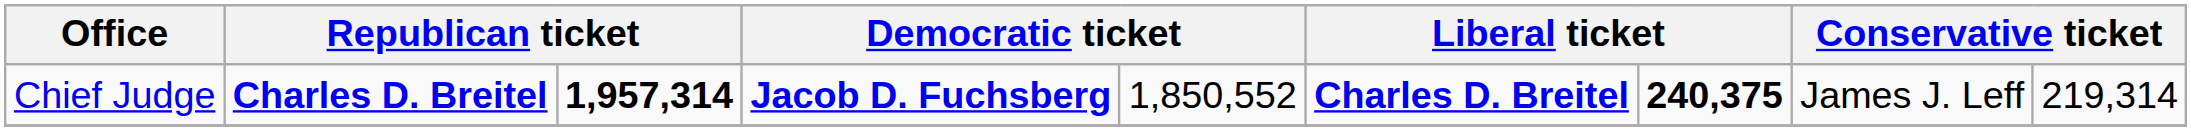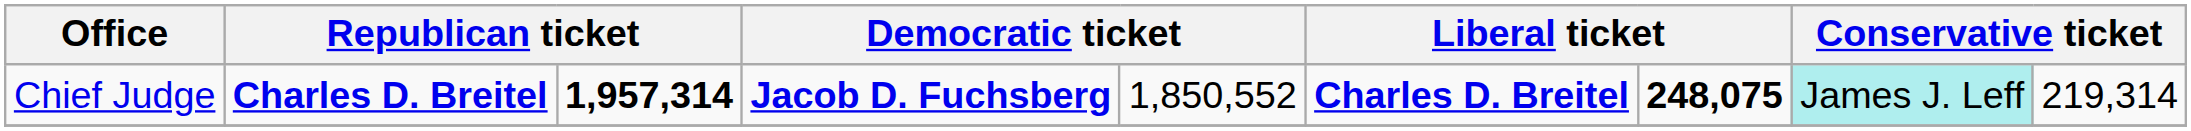(1715, 94) 240,375 -> (1715, 94) 248,075
(1912, 94) no background -> (1912, 94) paleturquoise background
